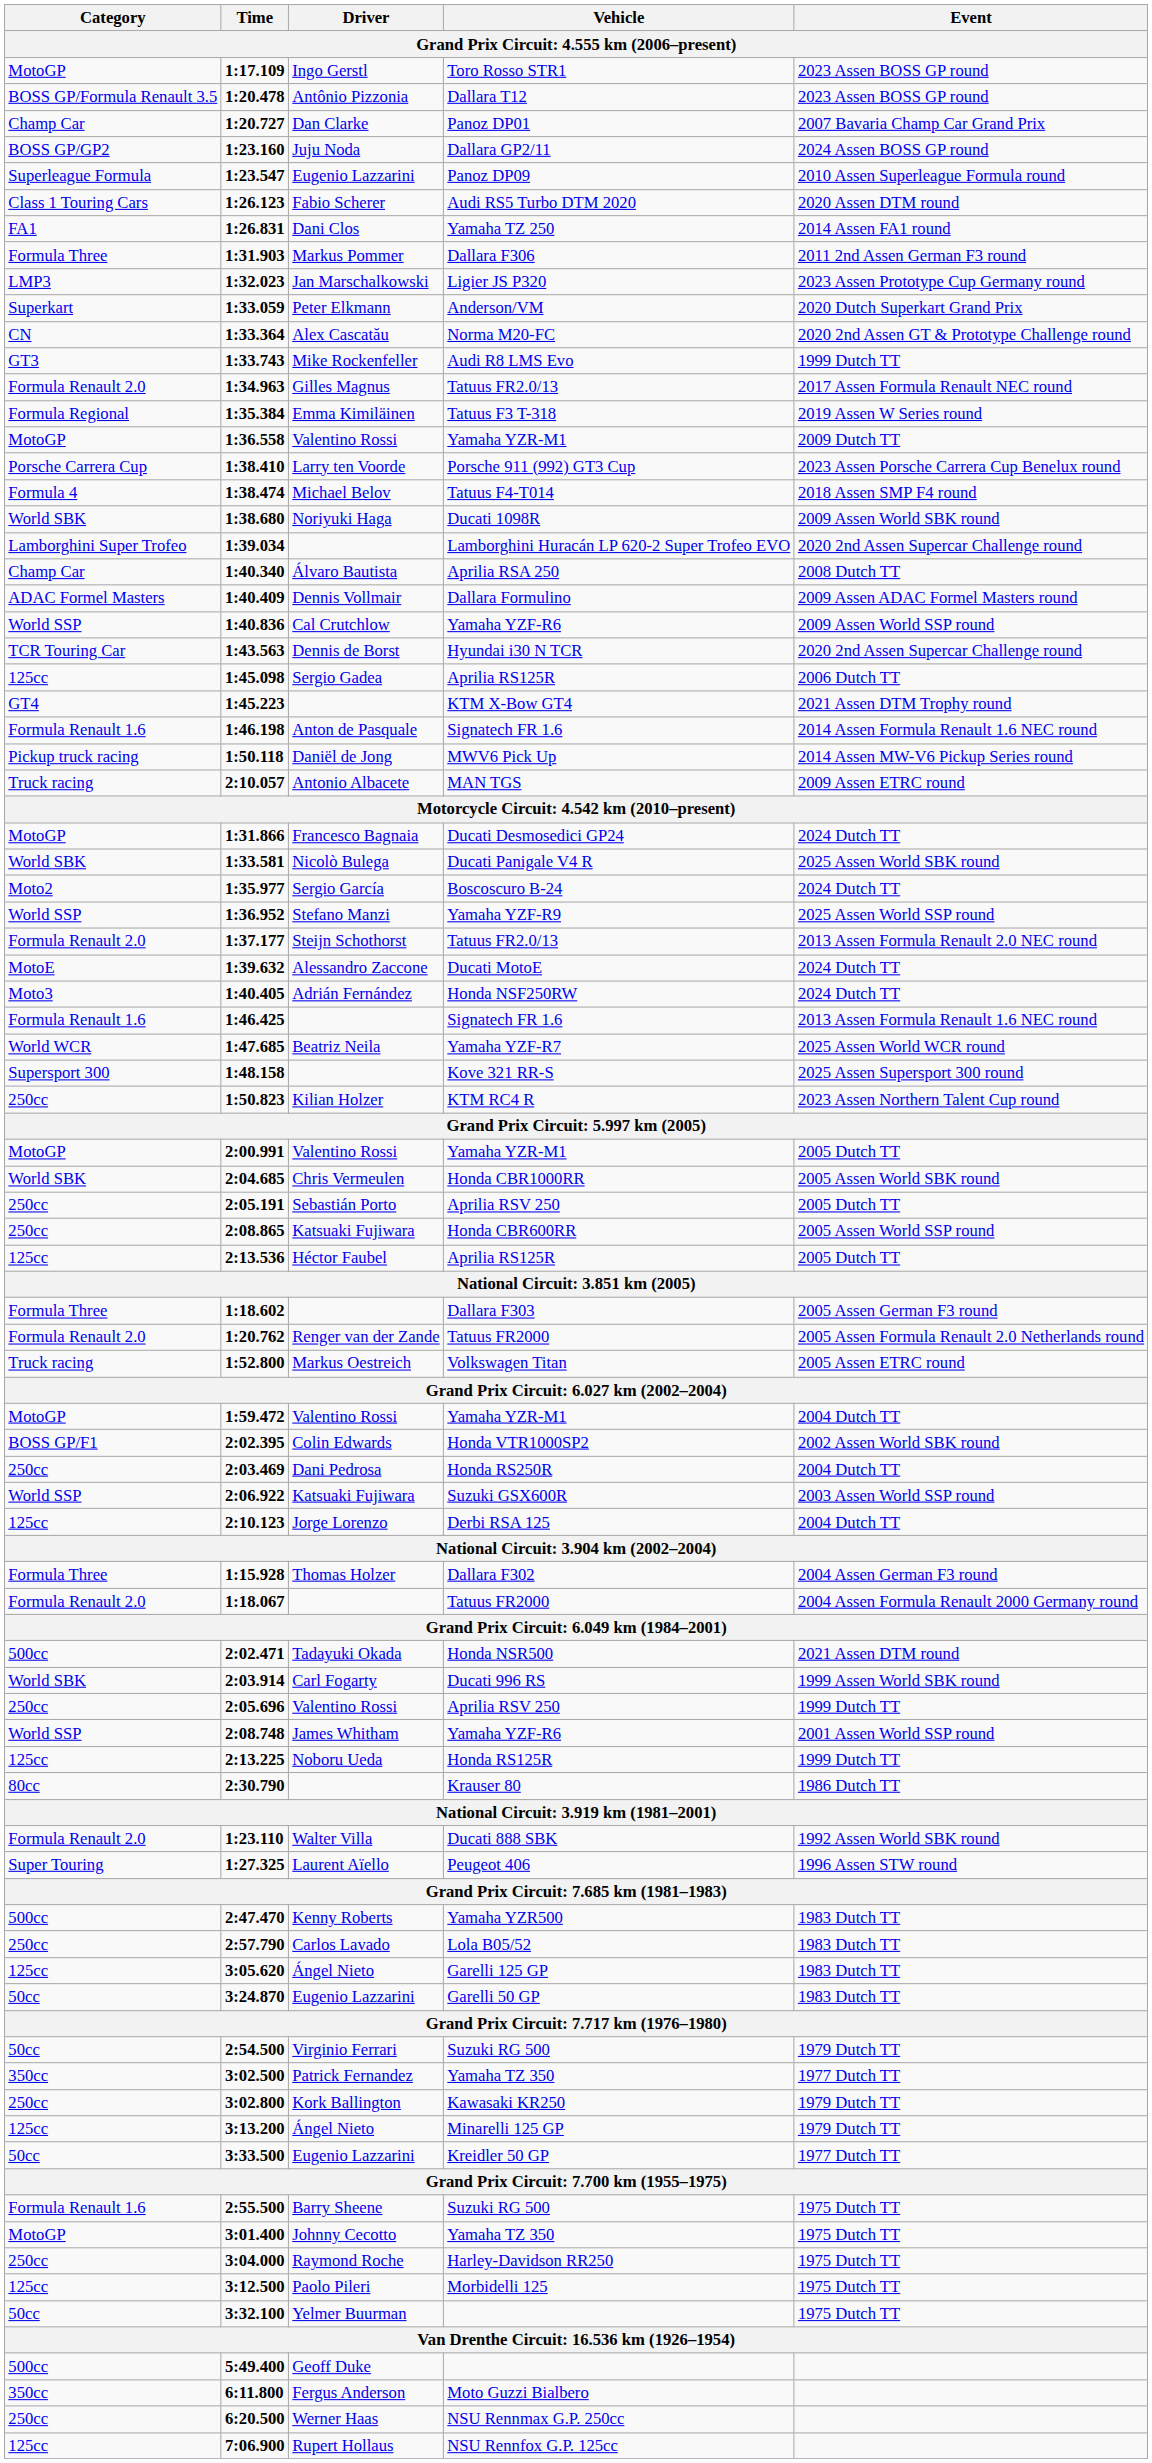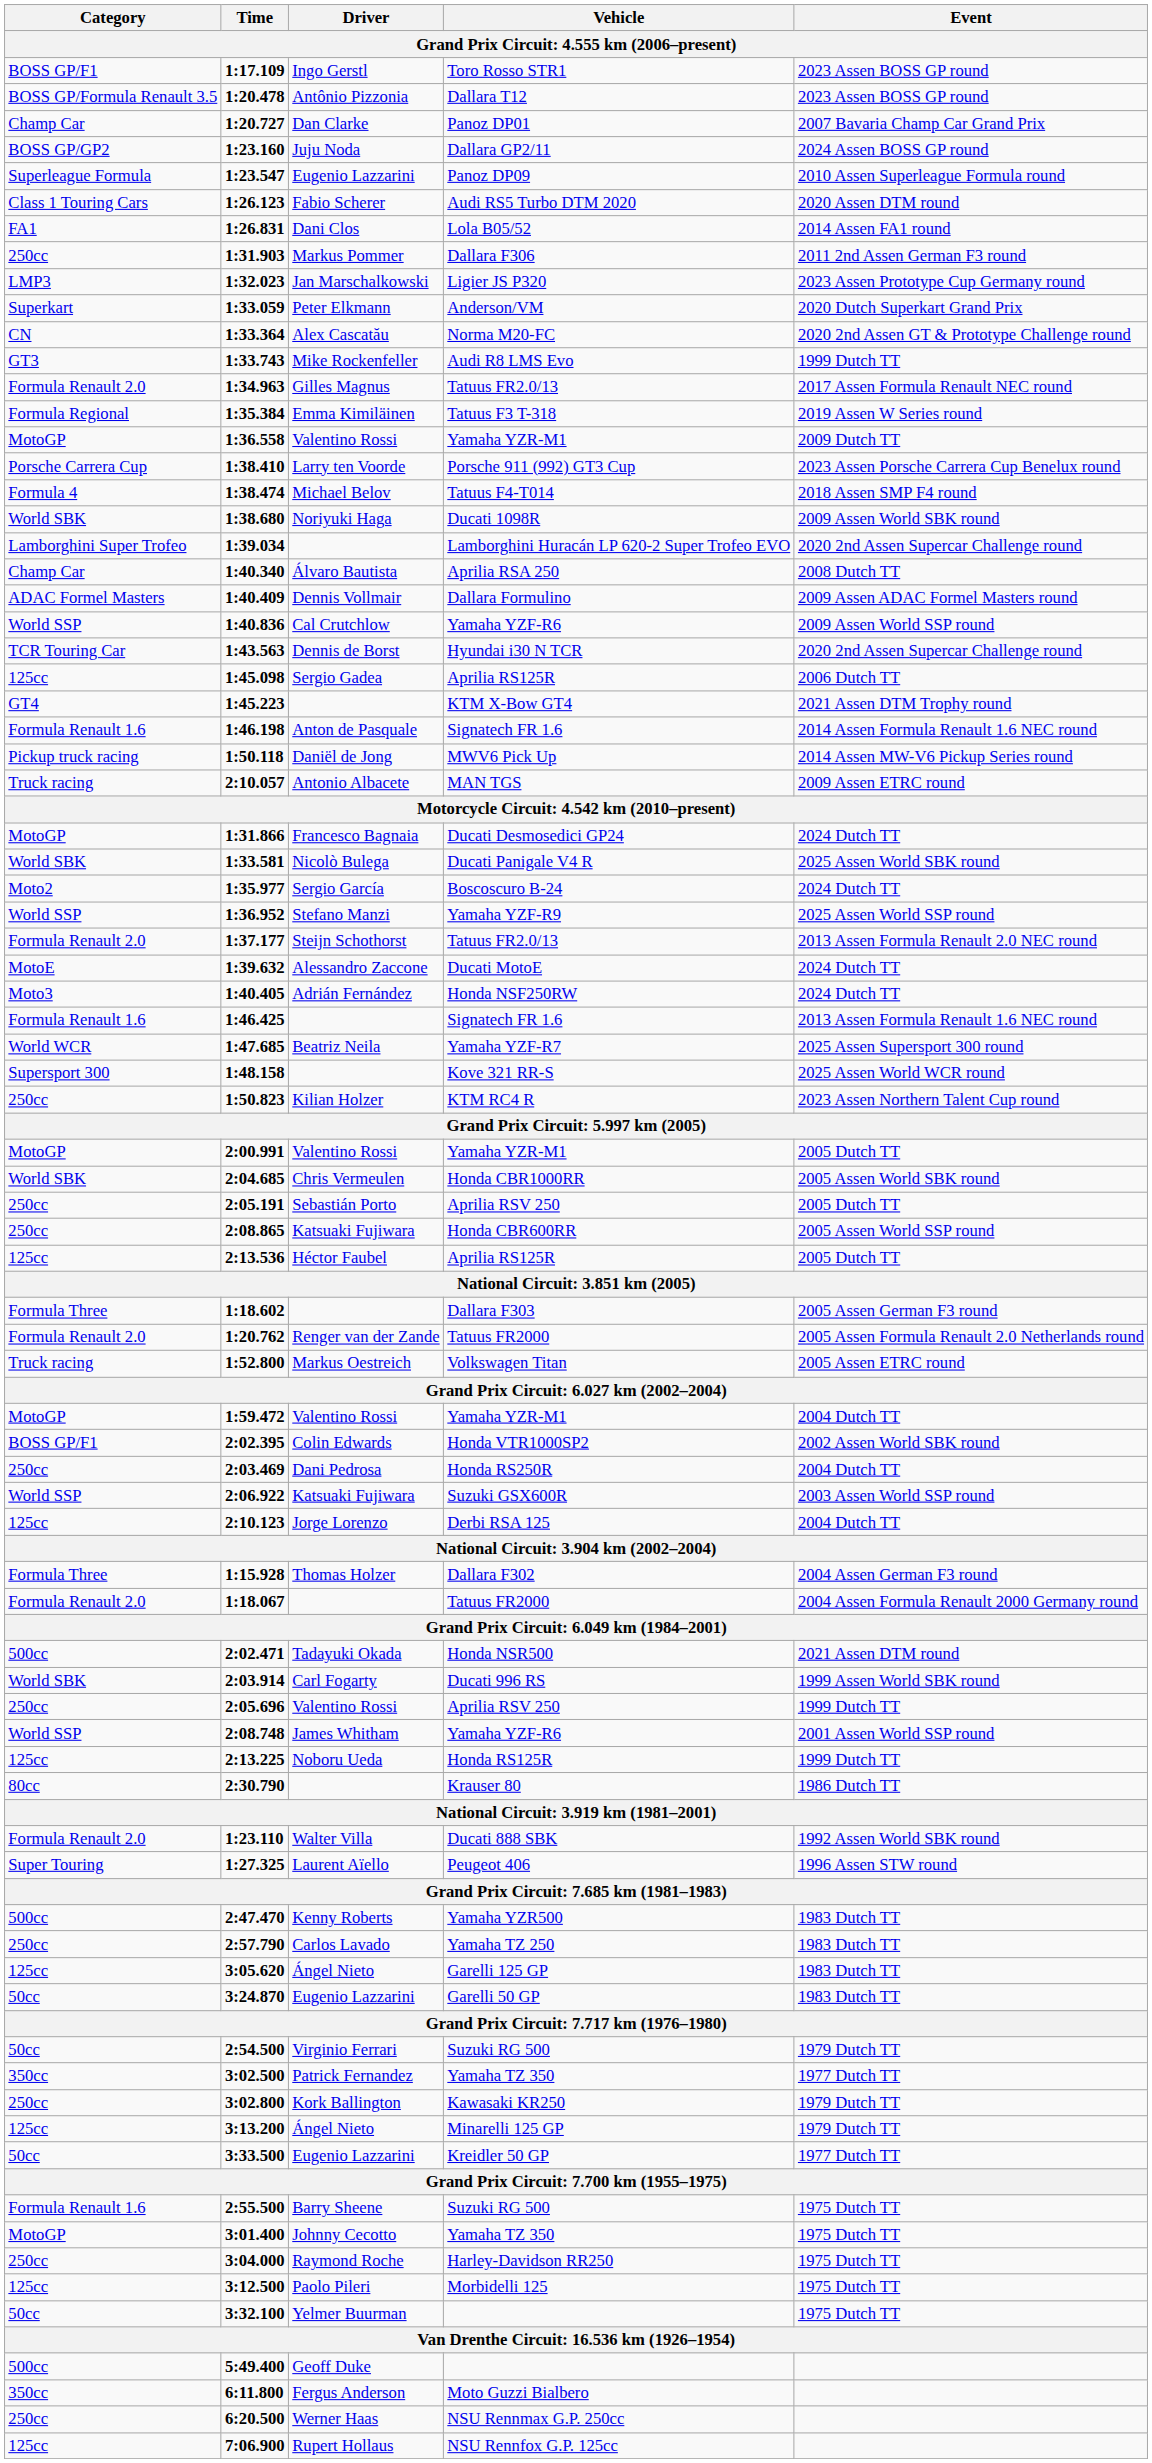(37, 70) MotoGP -> (53, 70) BOSS GP/F1
(501, 228) Yamaha TZ 250 -> (489, 228) Lola B05/52
(58, 255) Formula Three -> (28, 255) 250cc
(901, 1046) 2025 Assen World WCR round -> (911, 1046) 2025 Assen Supersport 300 round
(911, 1073) 2025 Assen Supersport 300 round -> (901, 1073) 2025 Assen World WCR round
(489, 1944) Lola B05/52 -> (501, 1944) Yamaha TZ 250
